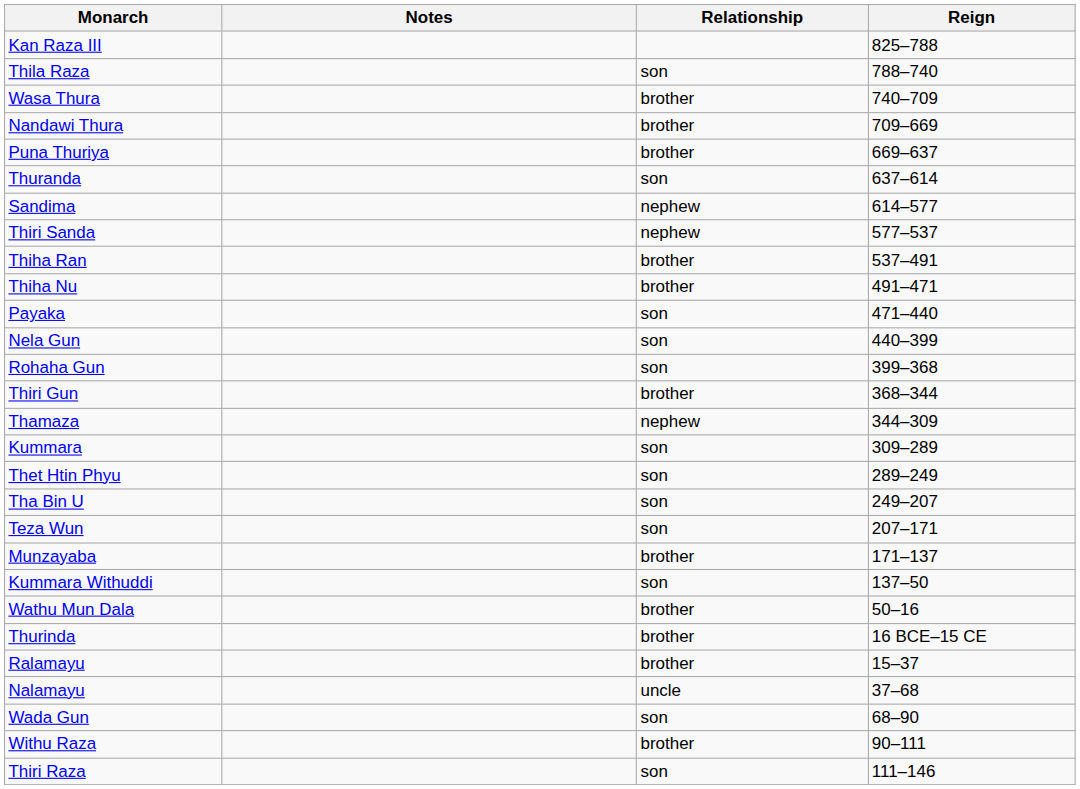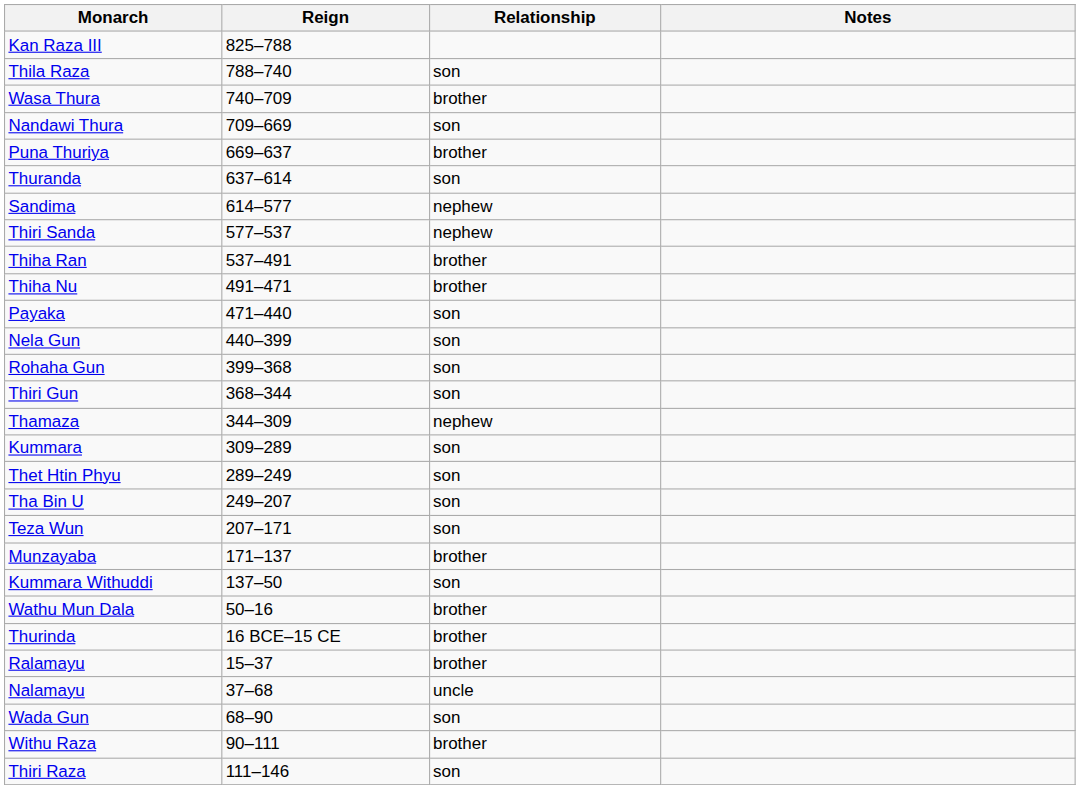columns swapped: (972, 17) <-> (429, 17)
(667, 125) brother -> (447, 125) son
(667, 394) brother -> (447, 394) son
